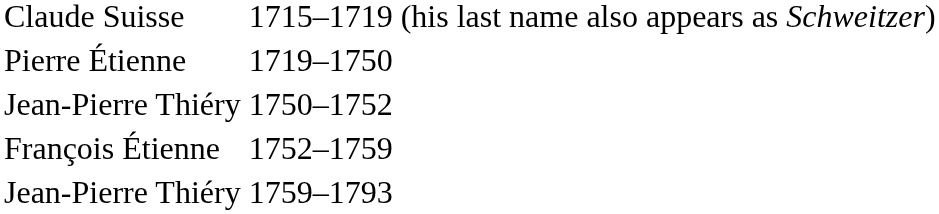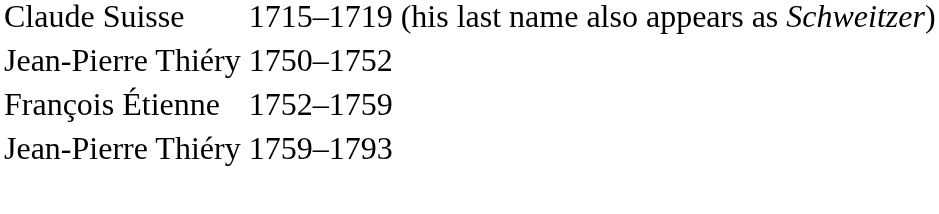- row: (321, 60)
